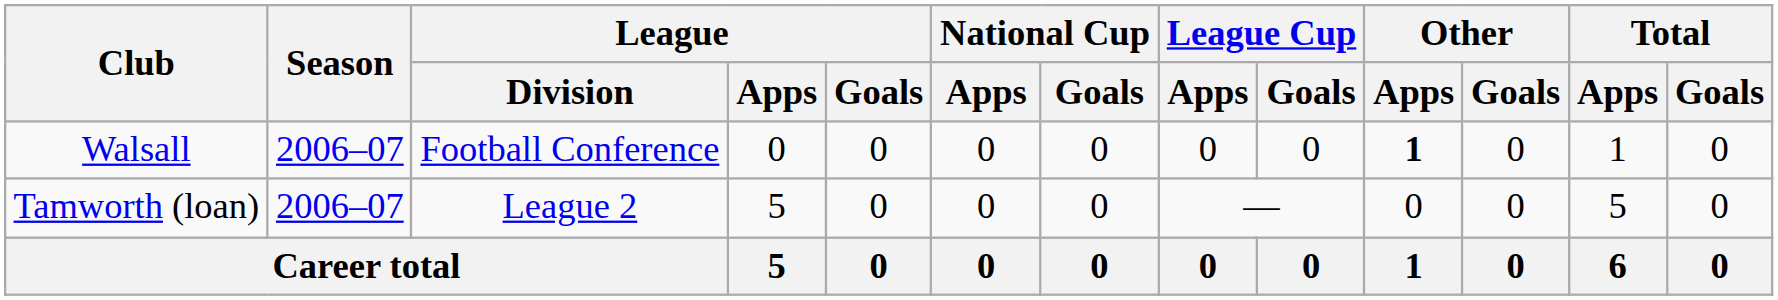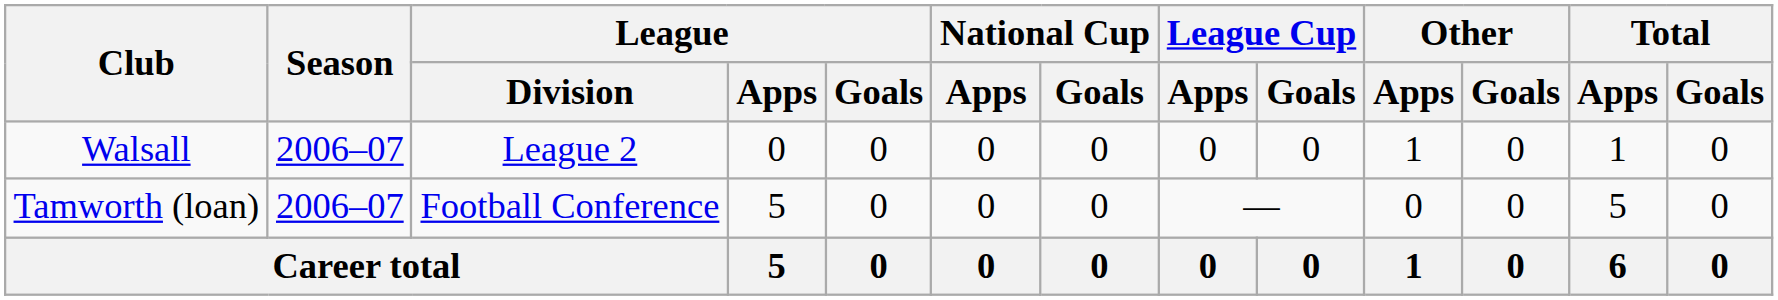(570, 149) Football Conference -> (570, 149) League 2
(1414, 149) bold -> (1414, 149) normal
(570, 206) League 2 -> (570, 206) Football Conference
